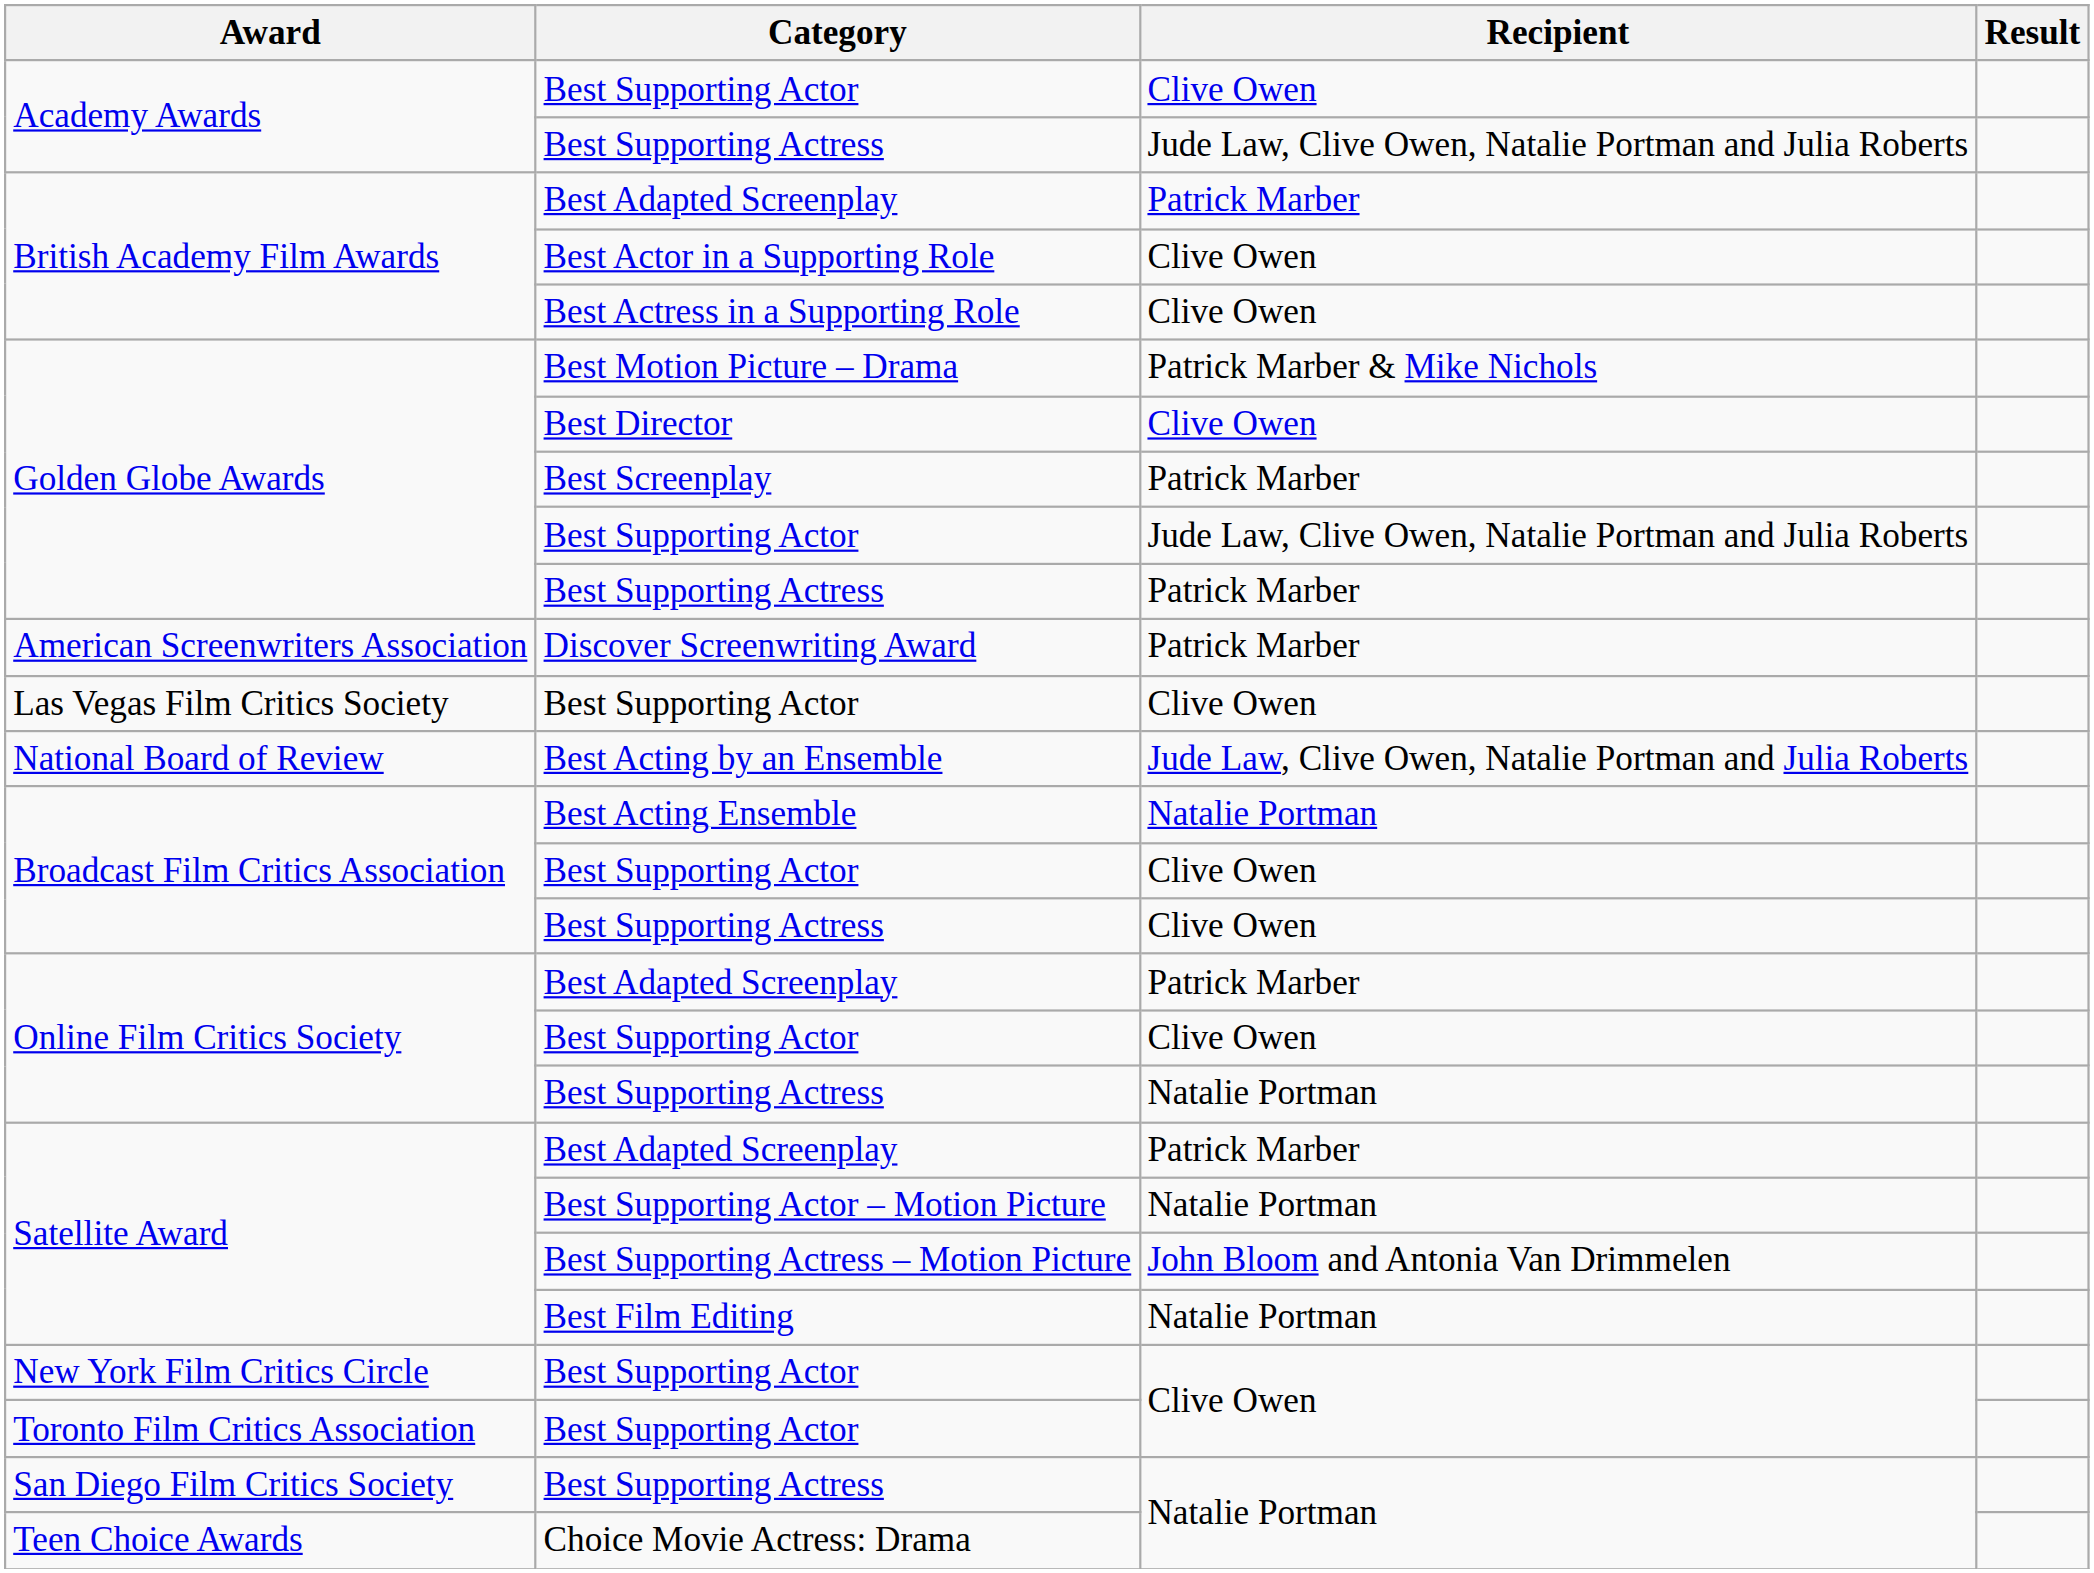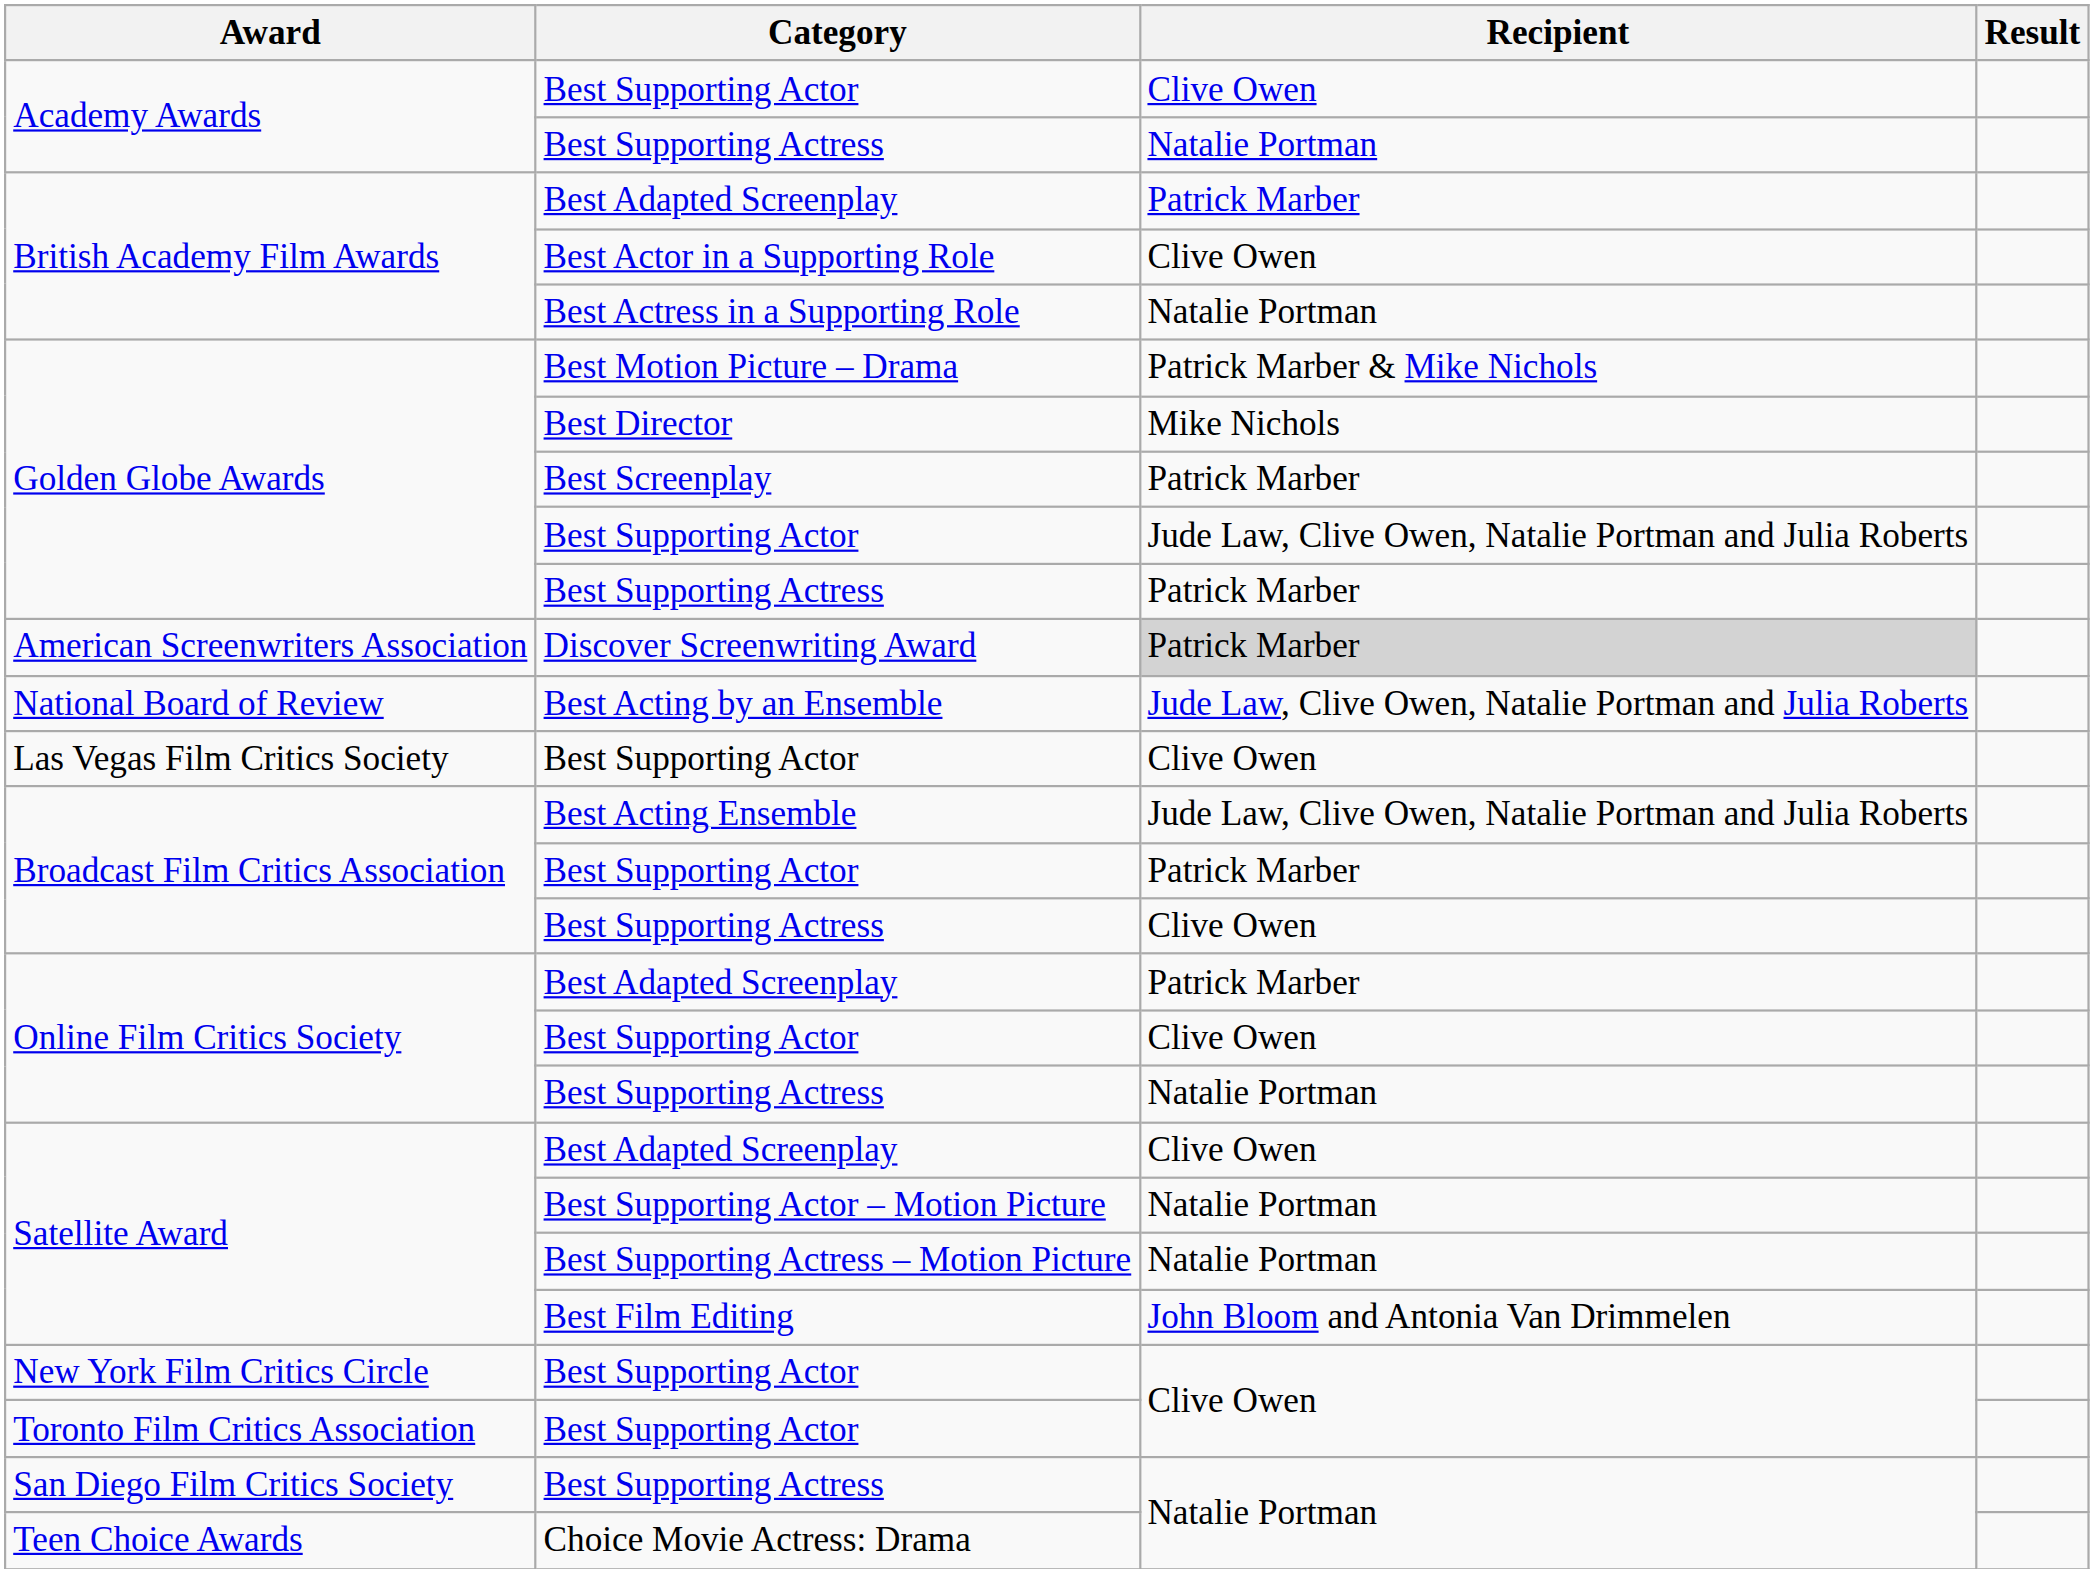(1558, 144) Jude Law, Clive Owen, Natalie Portman and Julia Roberts -> (1262, 144) Natalie Portman
(1232, 311) Clive Owen -> (1262, 311) Natalie Portman
(1232, 423) Clive Owen -> (1244, 423) Mike Nichols
(1253, 646) no background -> (1253, 646) lightgrey background
rows swapped: (198, 758) <-> (231, 702)
(1262, 813) Natalie Portman -> (1558, 813) Jude Law, Clive Owen, Natalie Portman and Julia Roberts
(1232, 869) Clive Owen -> (1253, 869) Patrick Marber
(1253, 1148) Patrick Marber -> (1232, 1148) Clive Owen
(1439, 1260) John Bloom and Antonia Van Drimmelen -> (1262, 1260) Natalie Portman
(1262, 1316) Natalie Portman -> (1439, 1316) John Bloom and Antonia Van Drimmelen
